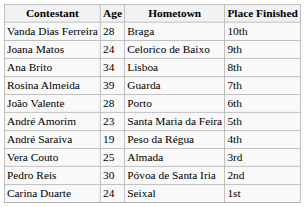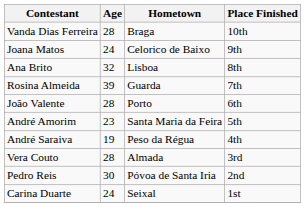(109, 67) 34 -> (109, 67) 32
(109, 157) 25 -> (109, 157) 28
